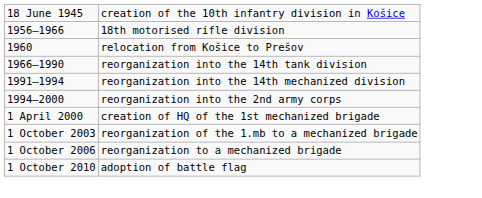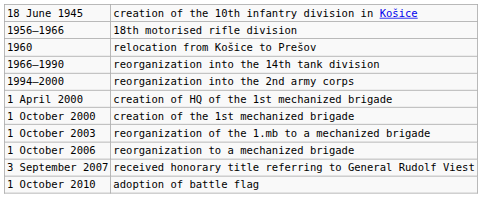- row: (35, 82)
+ row: (51, 116)
+ row: (58, 167)
